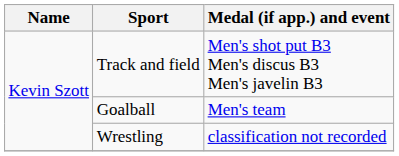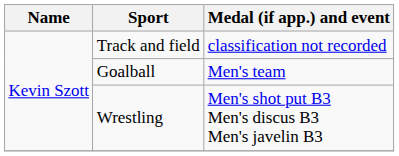(269, 63) Men's shot put B3 Men's discus B3 Men's javelin B3 -> (297, 44) classification not recorded
(297, 136) classification not recorded -> (269, 117) Men's shot put B3 Men's discus B3 Men's javelin B3
